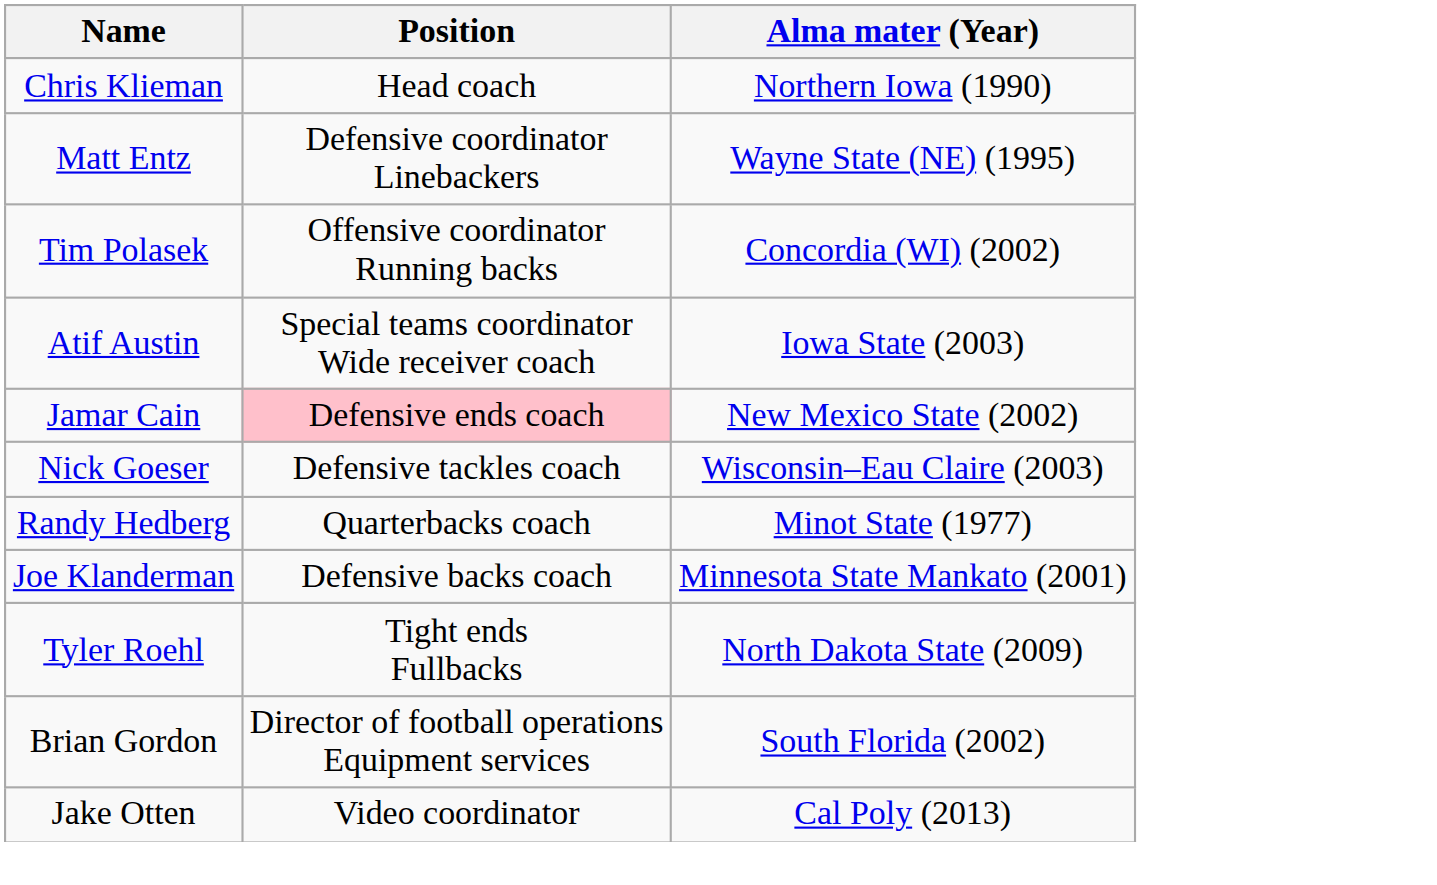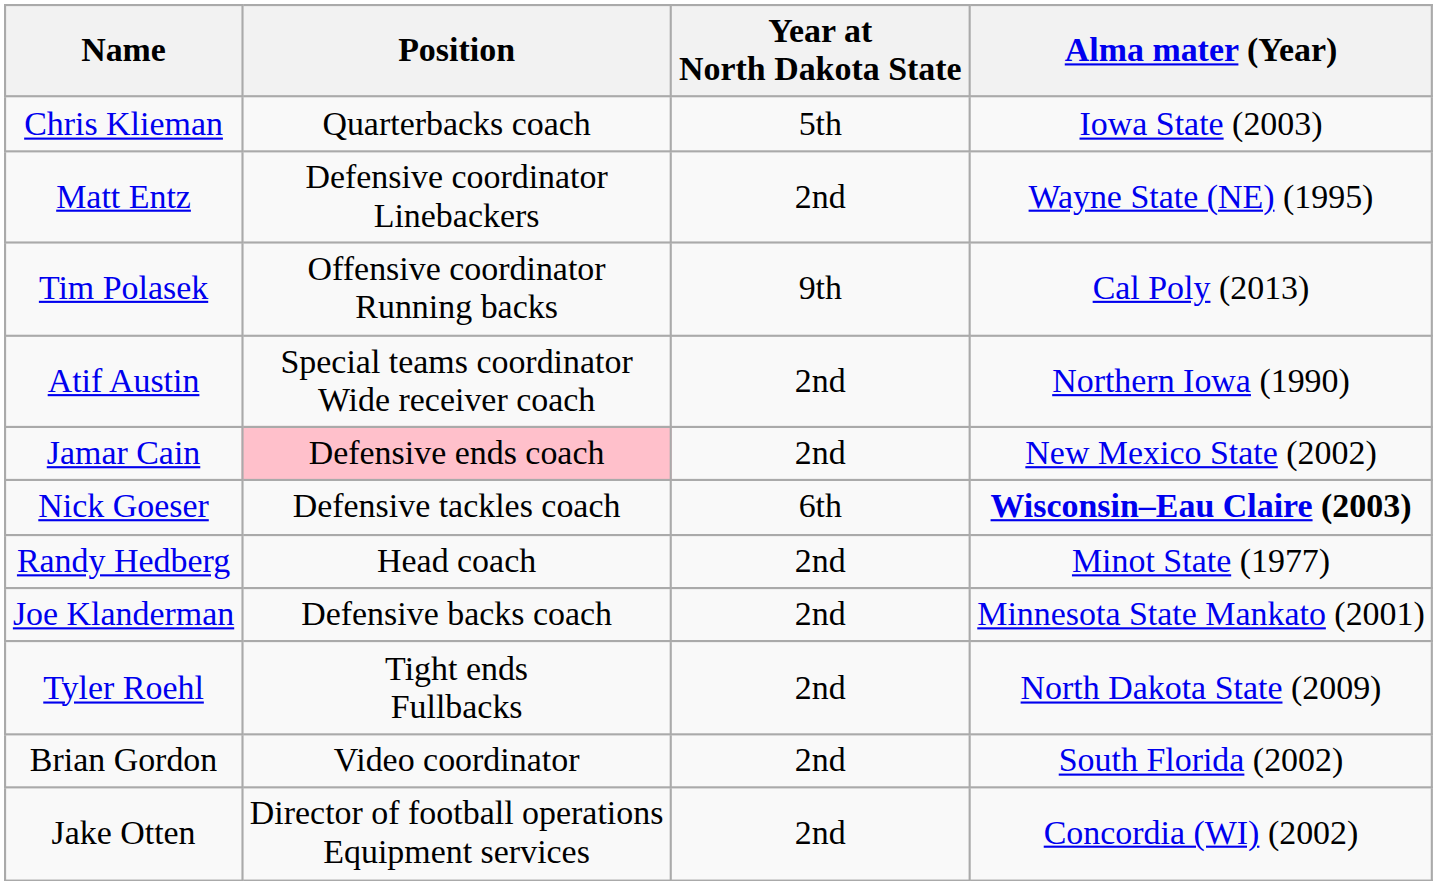+ column: (820, 50)
(457, 85) Head coach -> (457, 123) Quarterbacks coach
(903, 85) Northern Iowa (1990) -> (1201, 123) Iowa State (2003)
(903, 250) Concordia (WI) (2002) -> (1201, 288) Cal Poly (2013)
(903, 341) Iowa State (2003) -> (1201, 380) Northern Iowa (1990)
(903, 468) normal -> (1201, 506) bold
(457, 522) Quarterbacks coach -> (457, 560) Head coach
(457, 741) Director of football operations Equipment services -> (457, 760) Video coordinator
(457, 813) Video coordinator -> (457, 833) Director of football operations Equipment services
(903, 813) Cal Poly (2013) -> (1201, 833) Concordia (WI) (2002)
